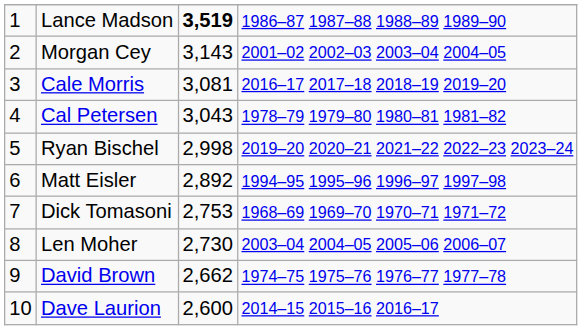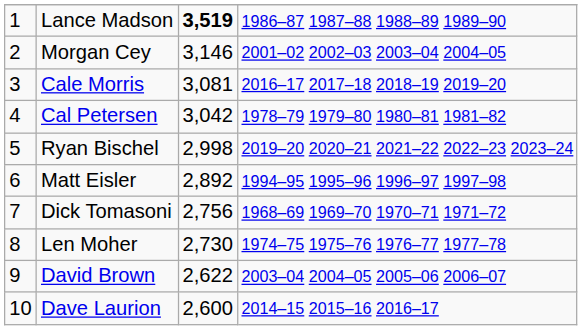(208, 52) 3,143 -> (208, 52) 3,146
(208, 116) 3,043 -> (208, 116) 3,042
(208, 212) 2,753 -> (208, 212) 2,756
(374, 244) 2003–04 2004–05 2005–06 2006–07 -> (374, 244) 1974–75 1975–76 1976–77 1977–78
(208, 276) 2,662 -> (208, 276) 2,622
(374, 276) 1974–75 1975–76 1976–77 1977–78 -> (374, 276) 2003–04 2004–05 2005–06 2006–07
